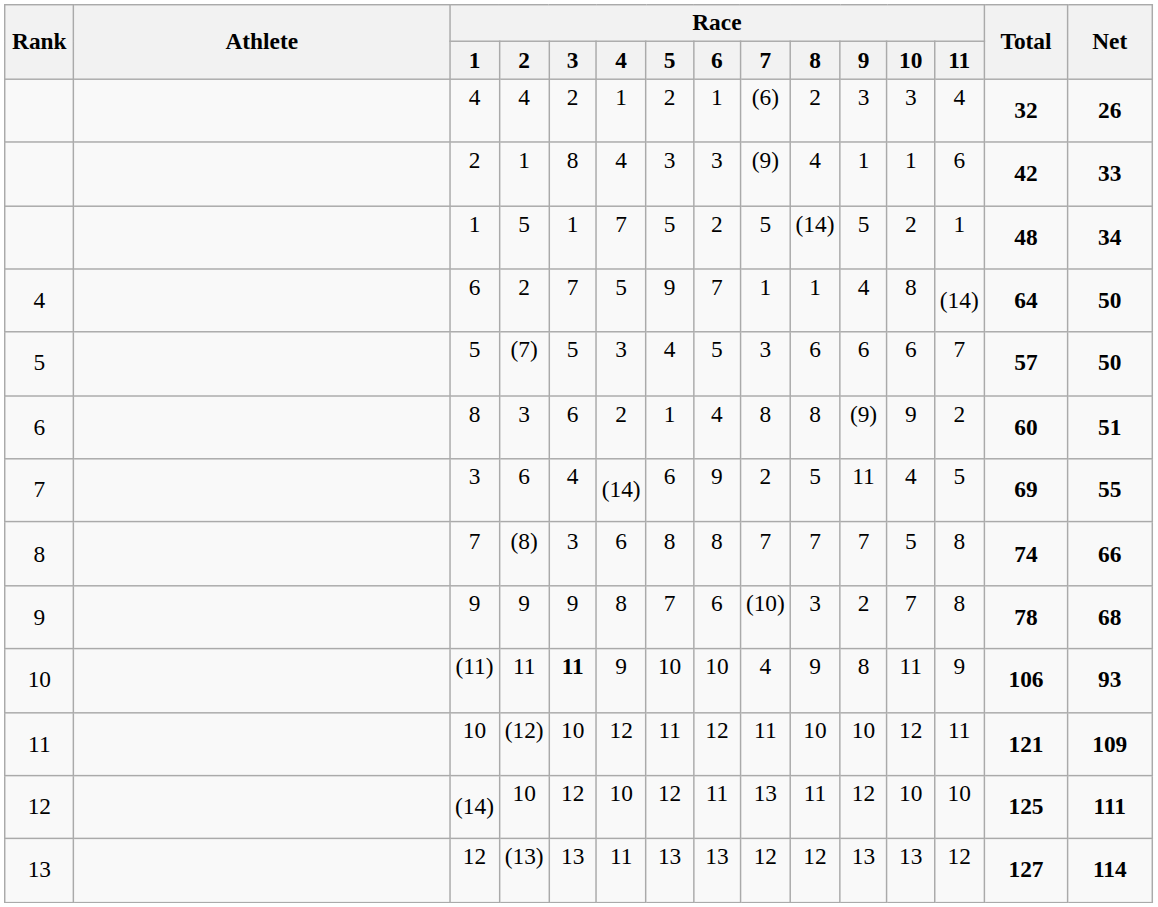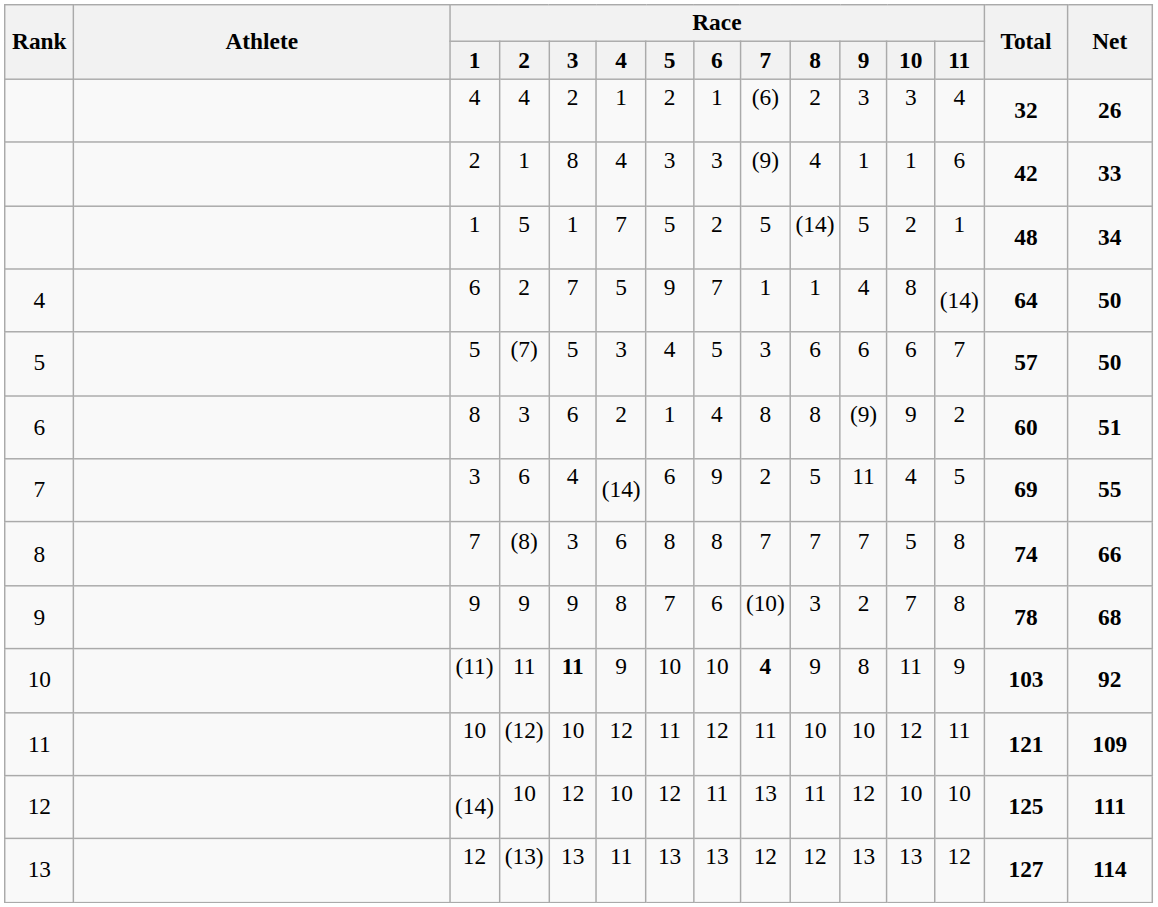(765, 680) normal -> (765, 680) bold
(1026, 680) 106 -> (1026, 680) 103
(1110, 680) 93 -> (1110, 680) 92
